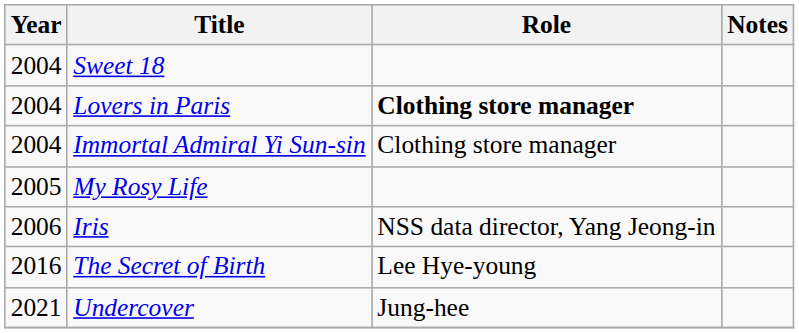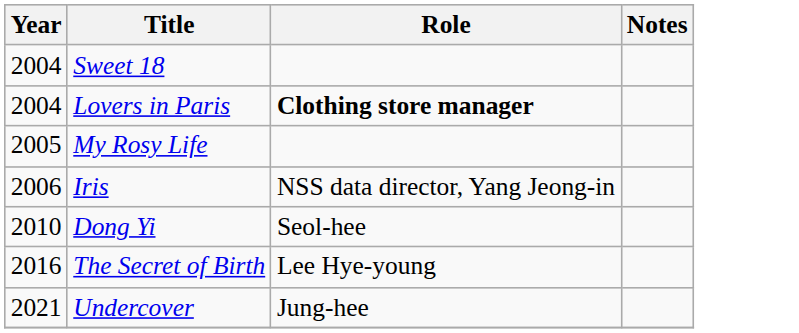- row: (219, 145)
+ row: (114, 226)
